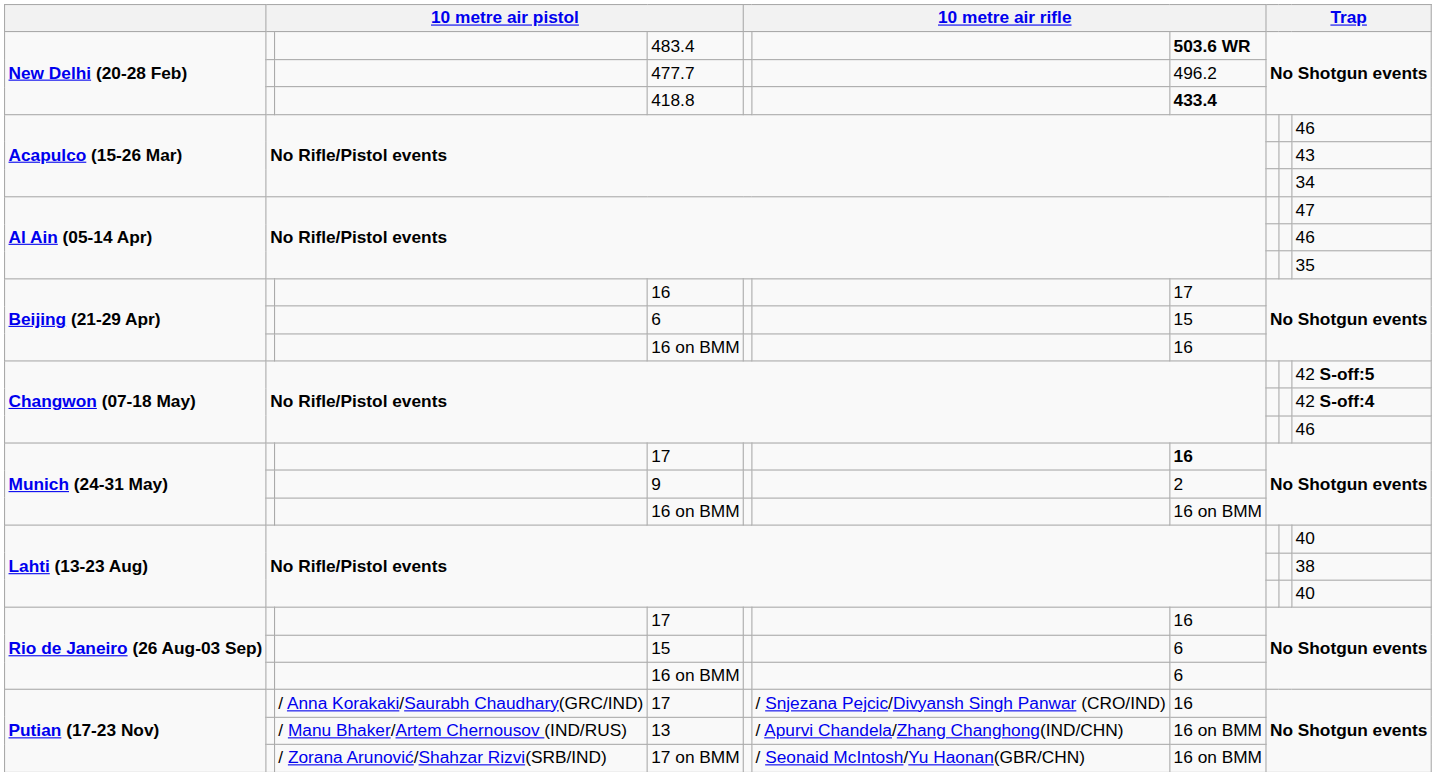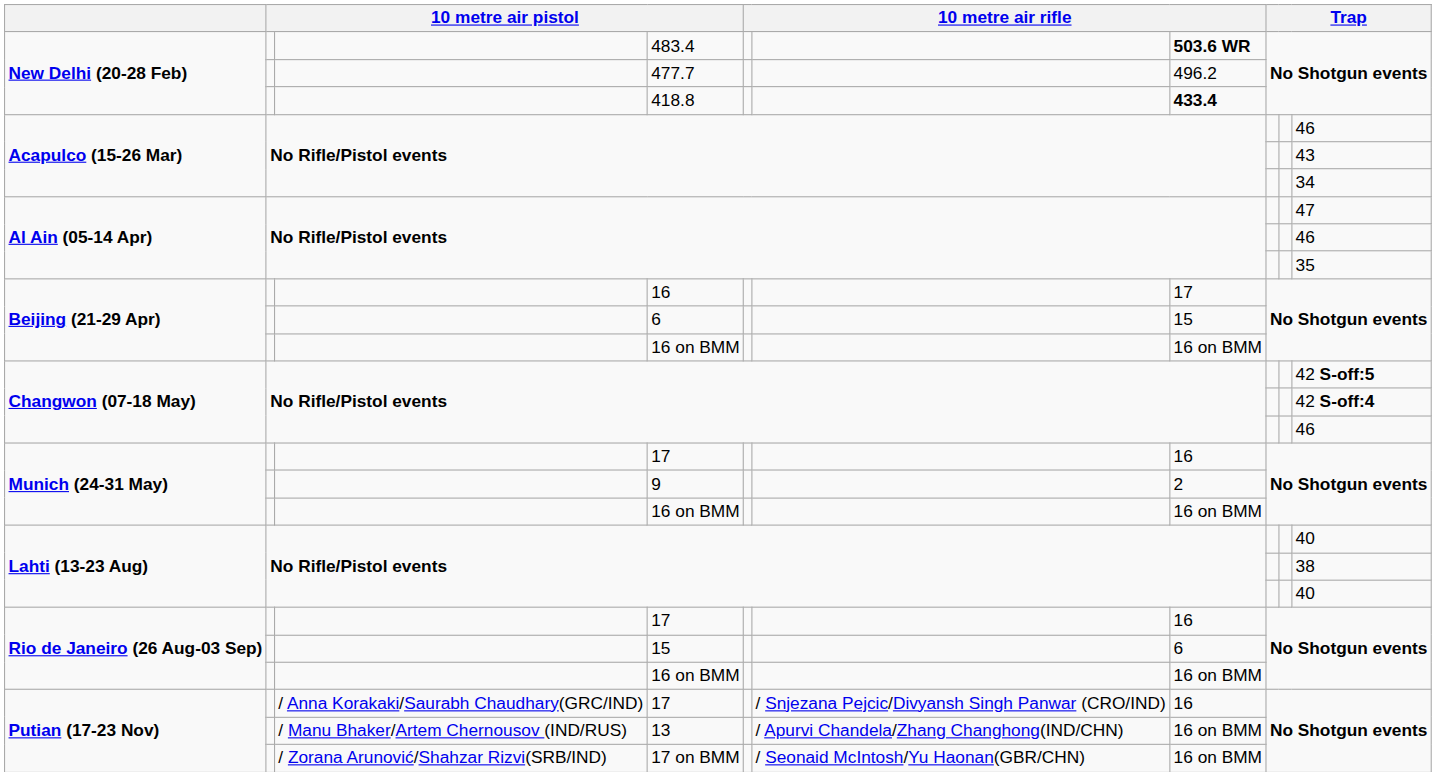(1183, 347) 16 -> (1218, 347) 16 on BMM
(1183, 456) bold -> (1183, 456) normal
(1178, 675) 6 -> (1218, 675) 16 on BMM
